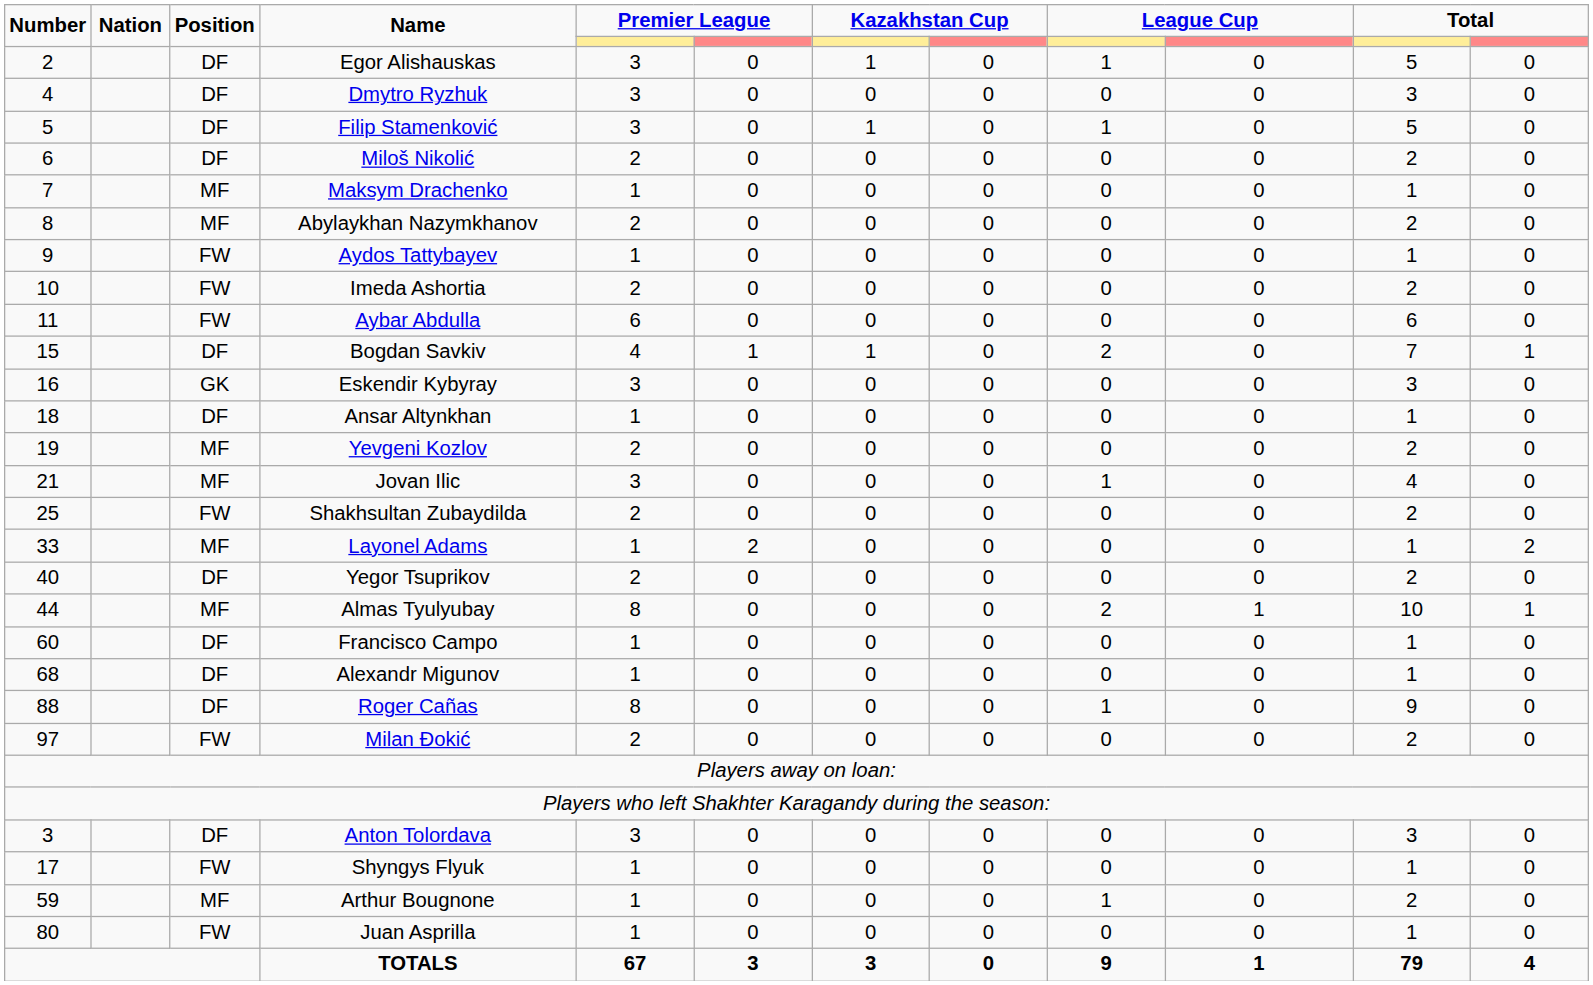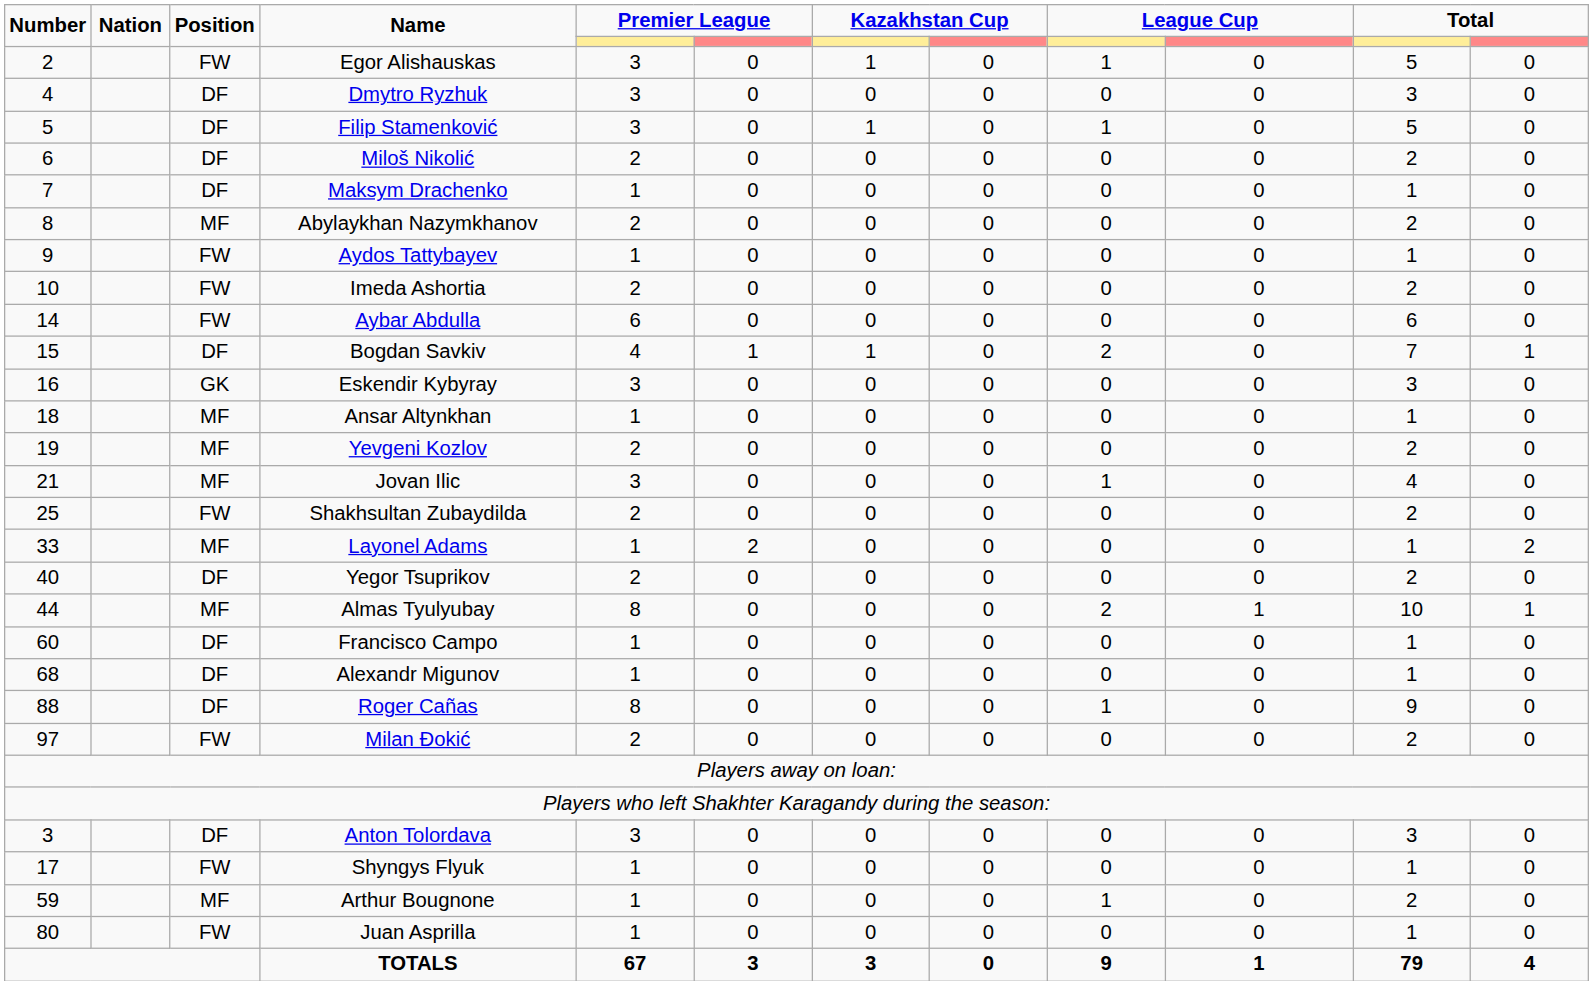(215, 62) DF -> (215, 62) FW
(215, 191) MF -> (215, 191) DF
(48, 320) 11 -> (48, 320) 14
(215, 416) DF -> (215, 416) MF
